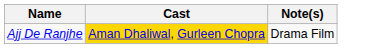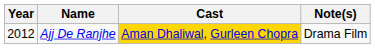+ column: (21, 14)
